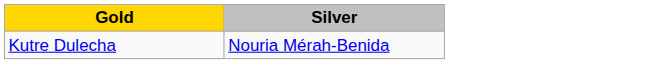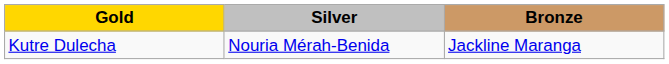+ column: (554, 17)
